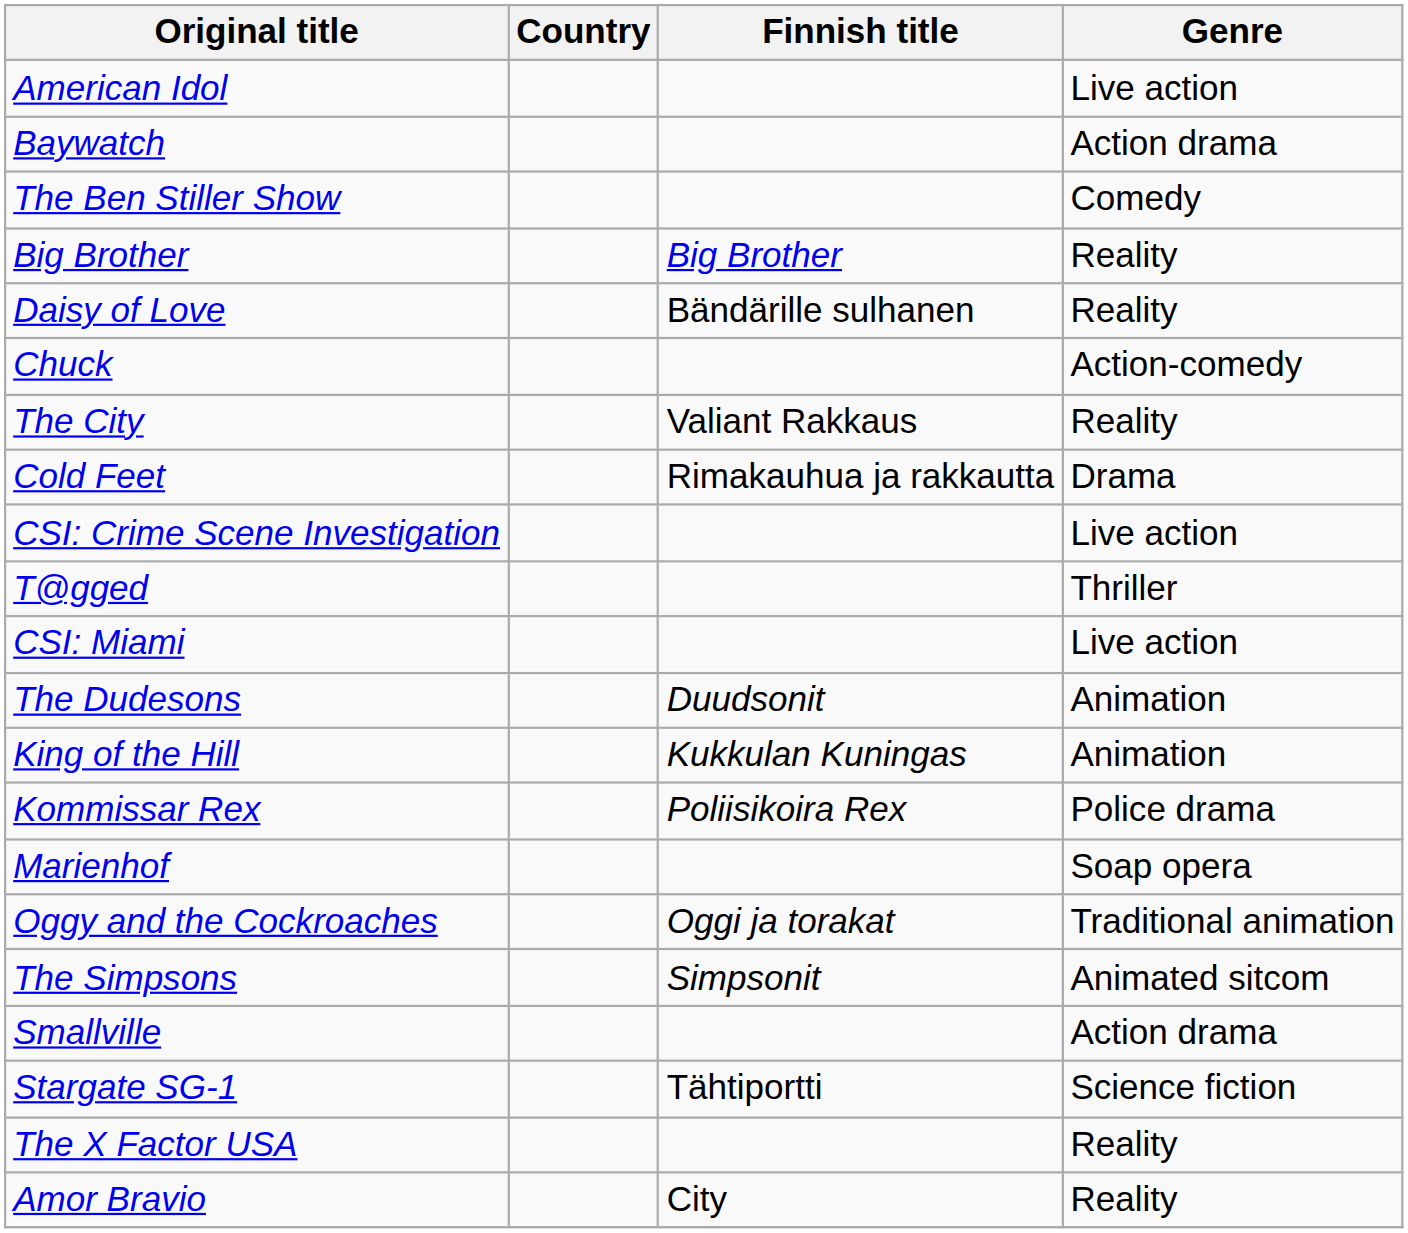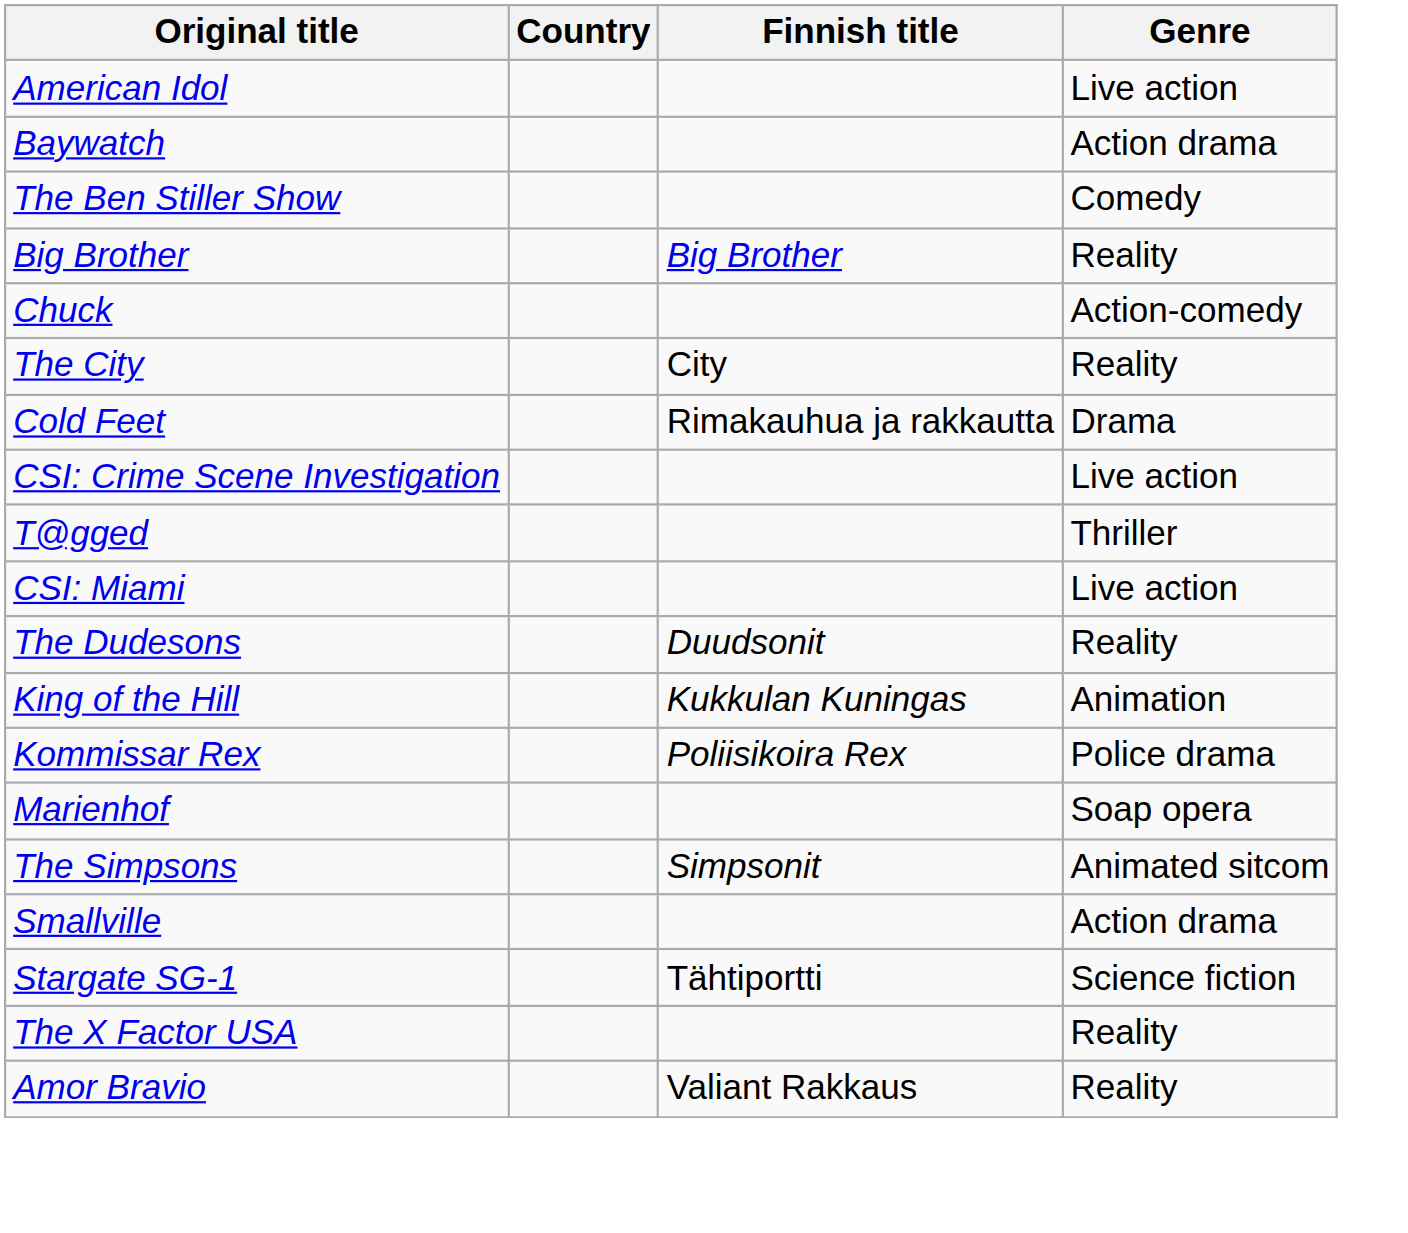- row: (119, 310)
(792, 421) Valiant Rakkaus -> (697, 365) City
(1148, 699) Animation -> (1124, 643) Reality
- row: (225, 921)
(697, 1199) City -> (792, 1088) Valiant Rakkaus
